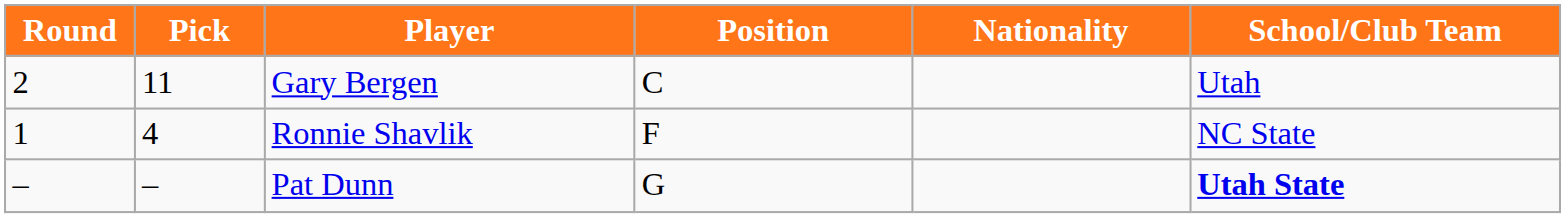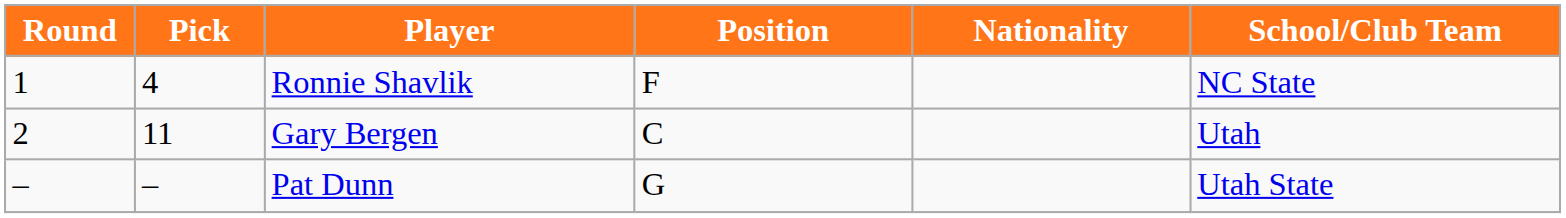rows swapped: (372, 133) <-> (355, 81)
(1271, 184) bold -> (1265, 184) normal
